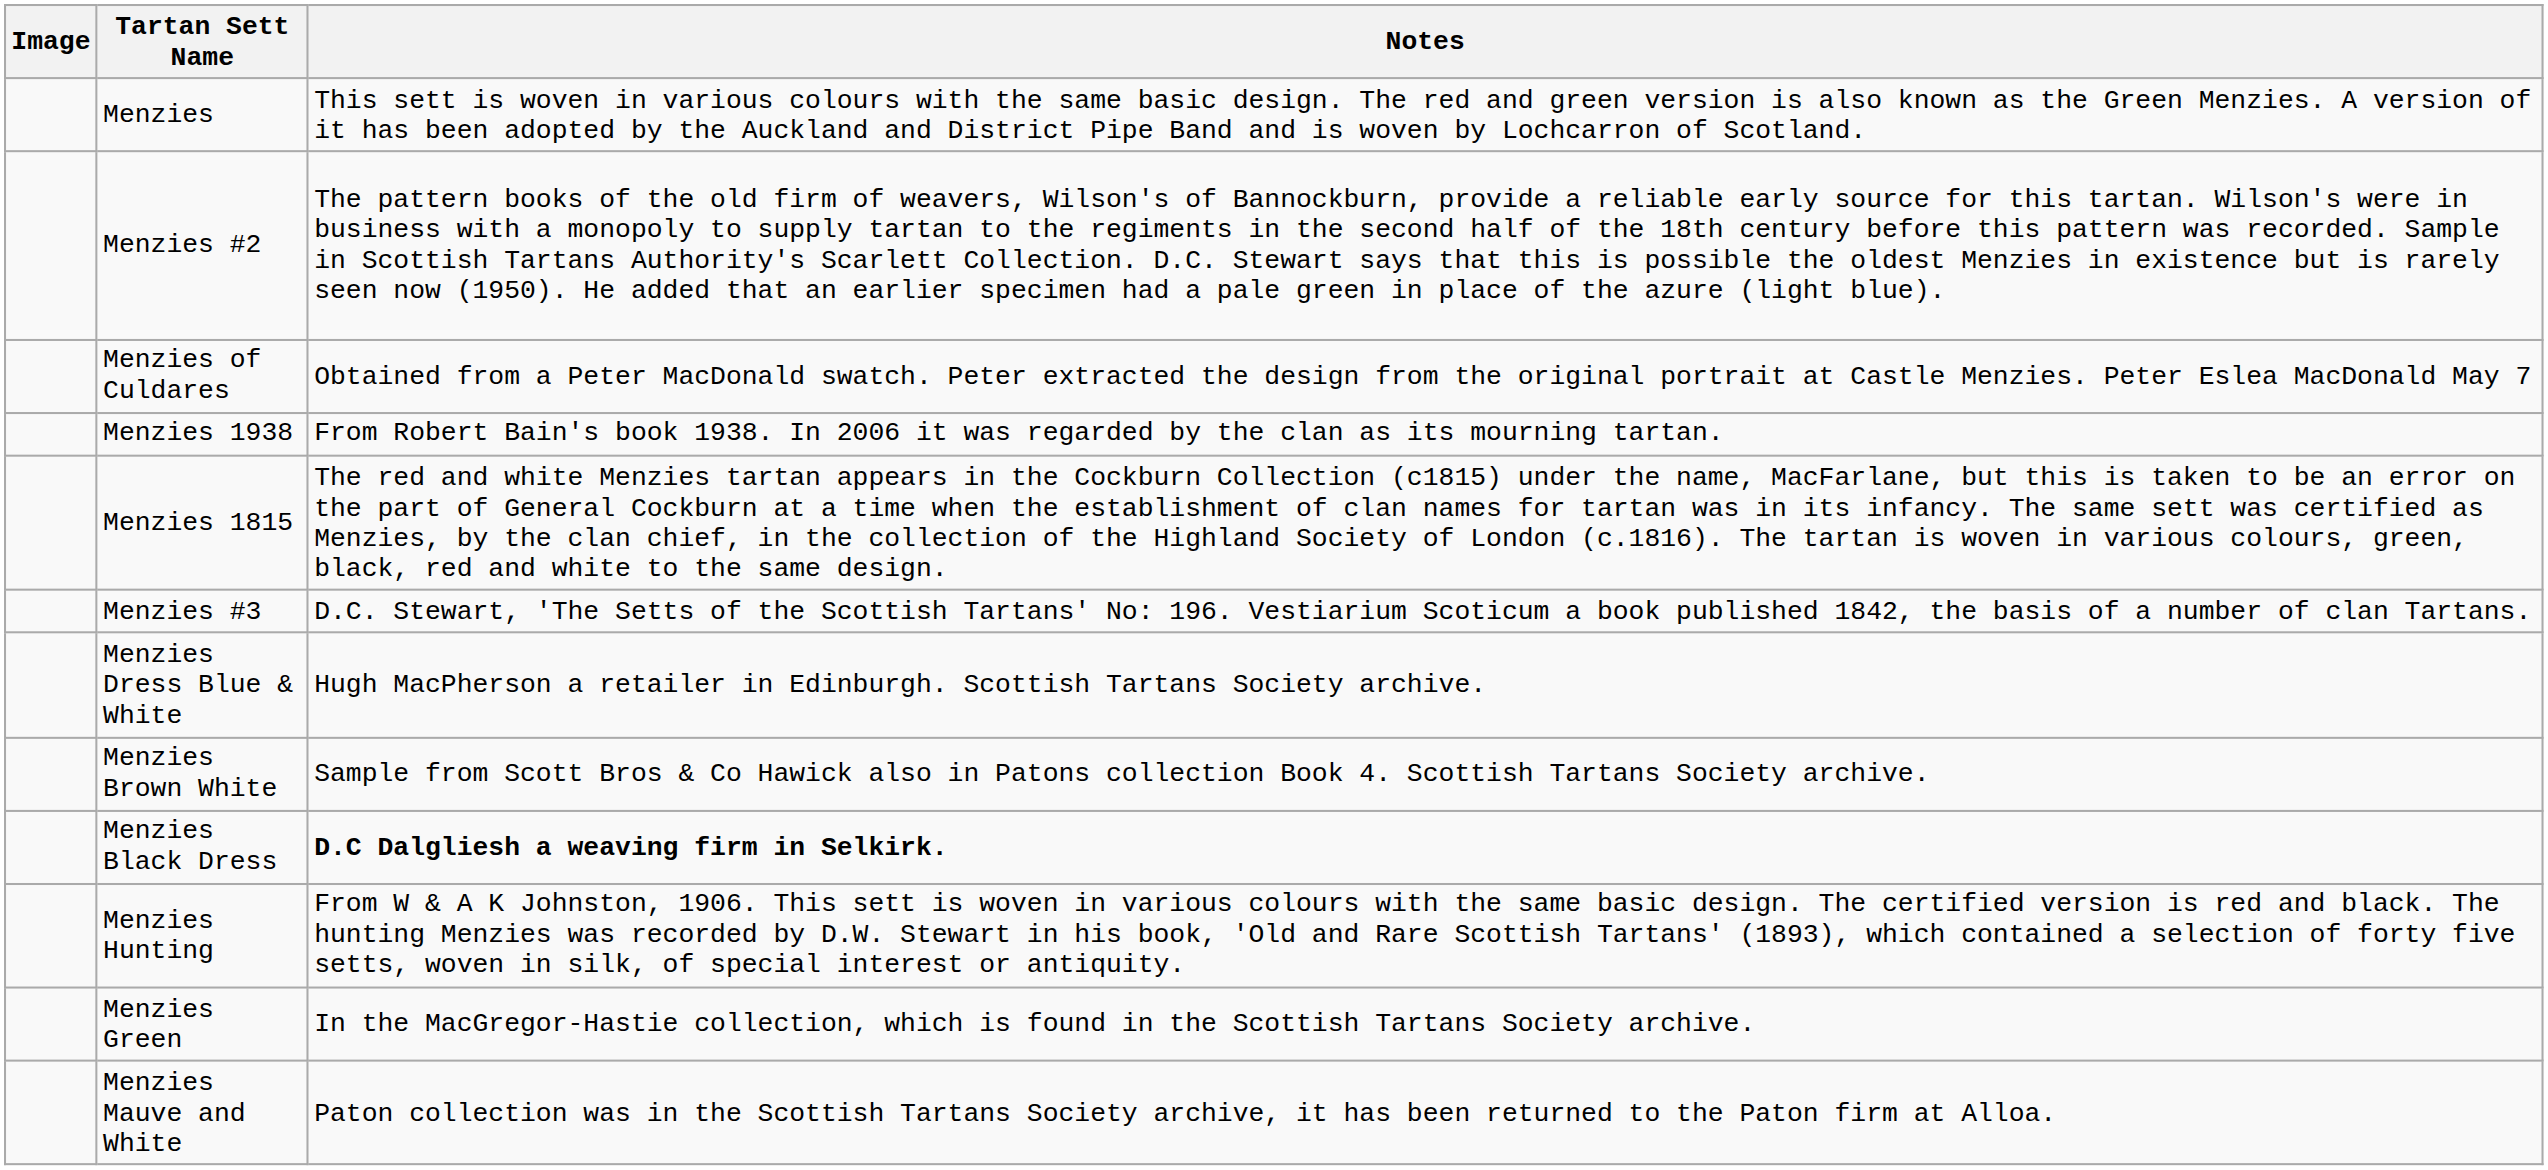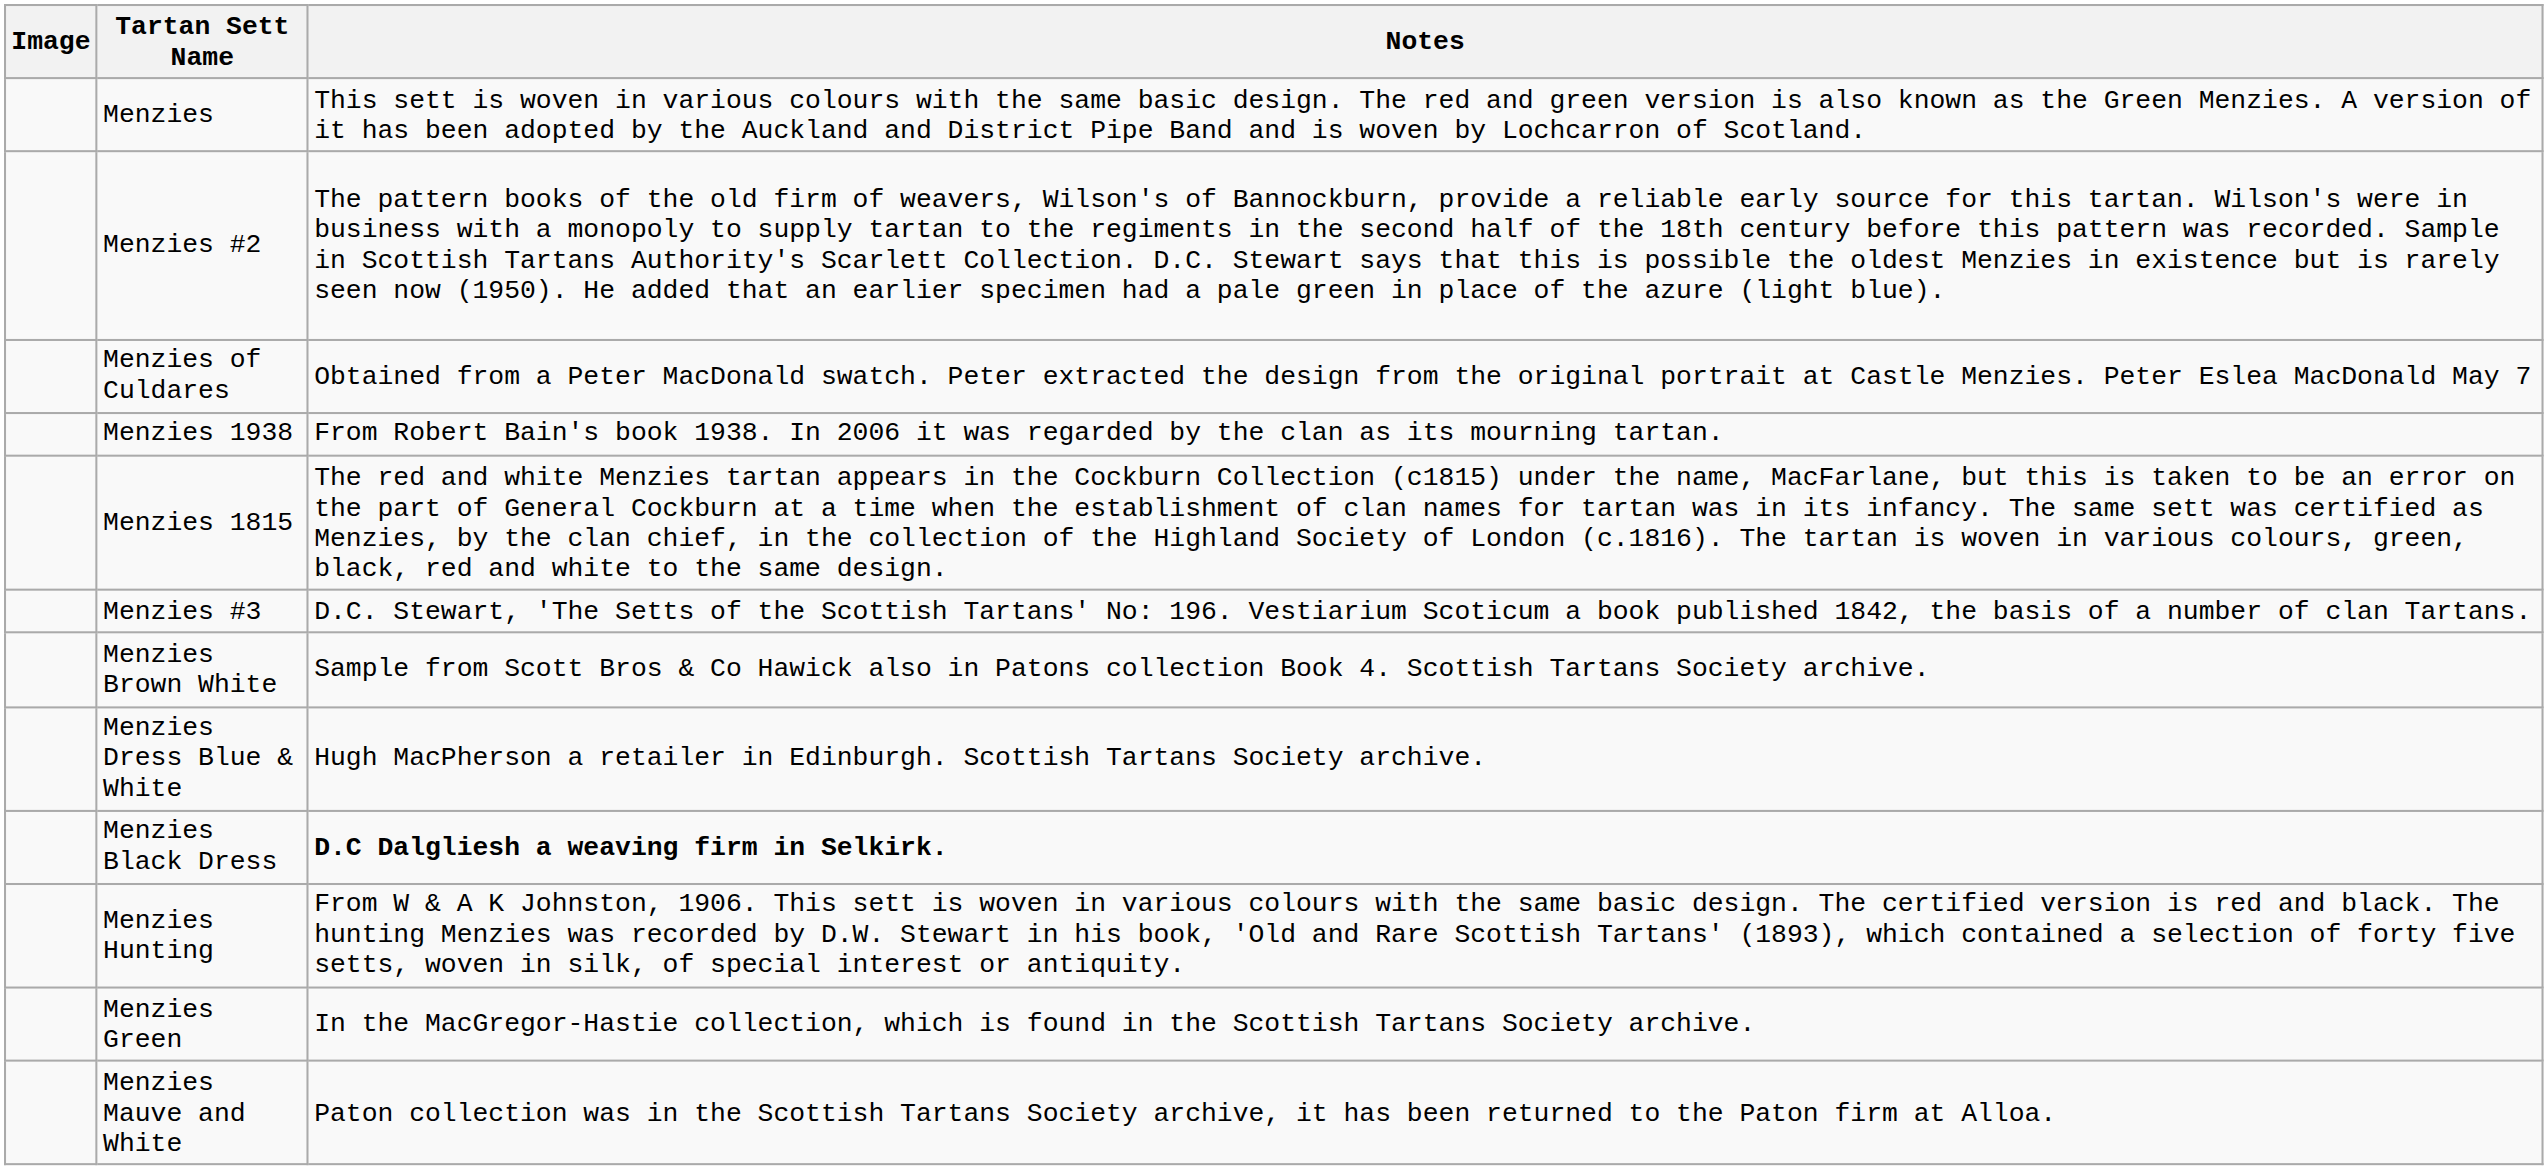rows swapped: (190, 774) <-> (198, 685)
